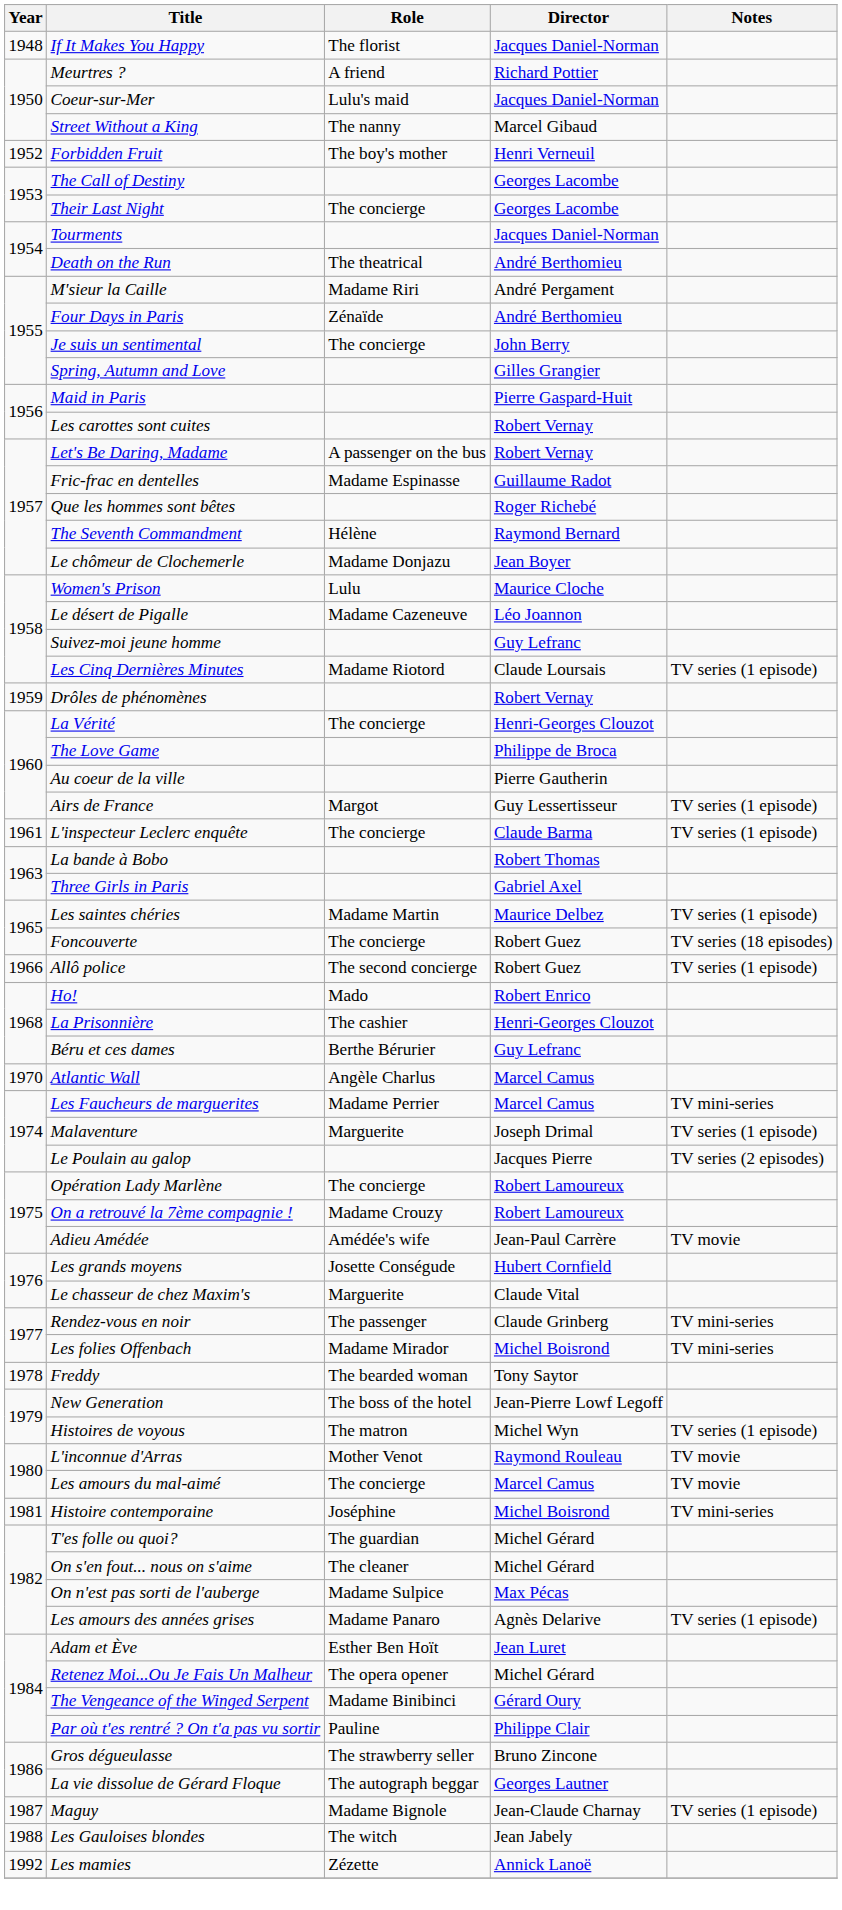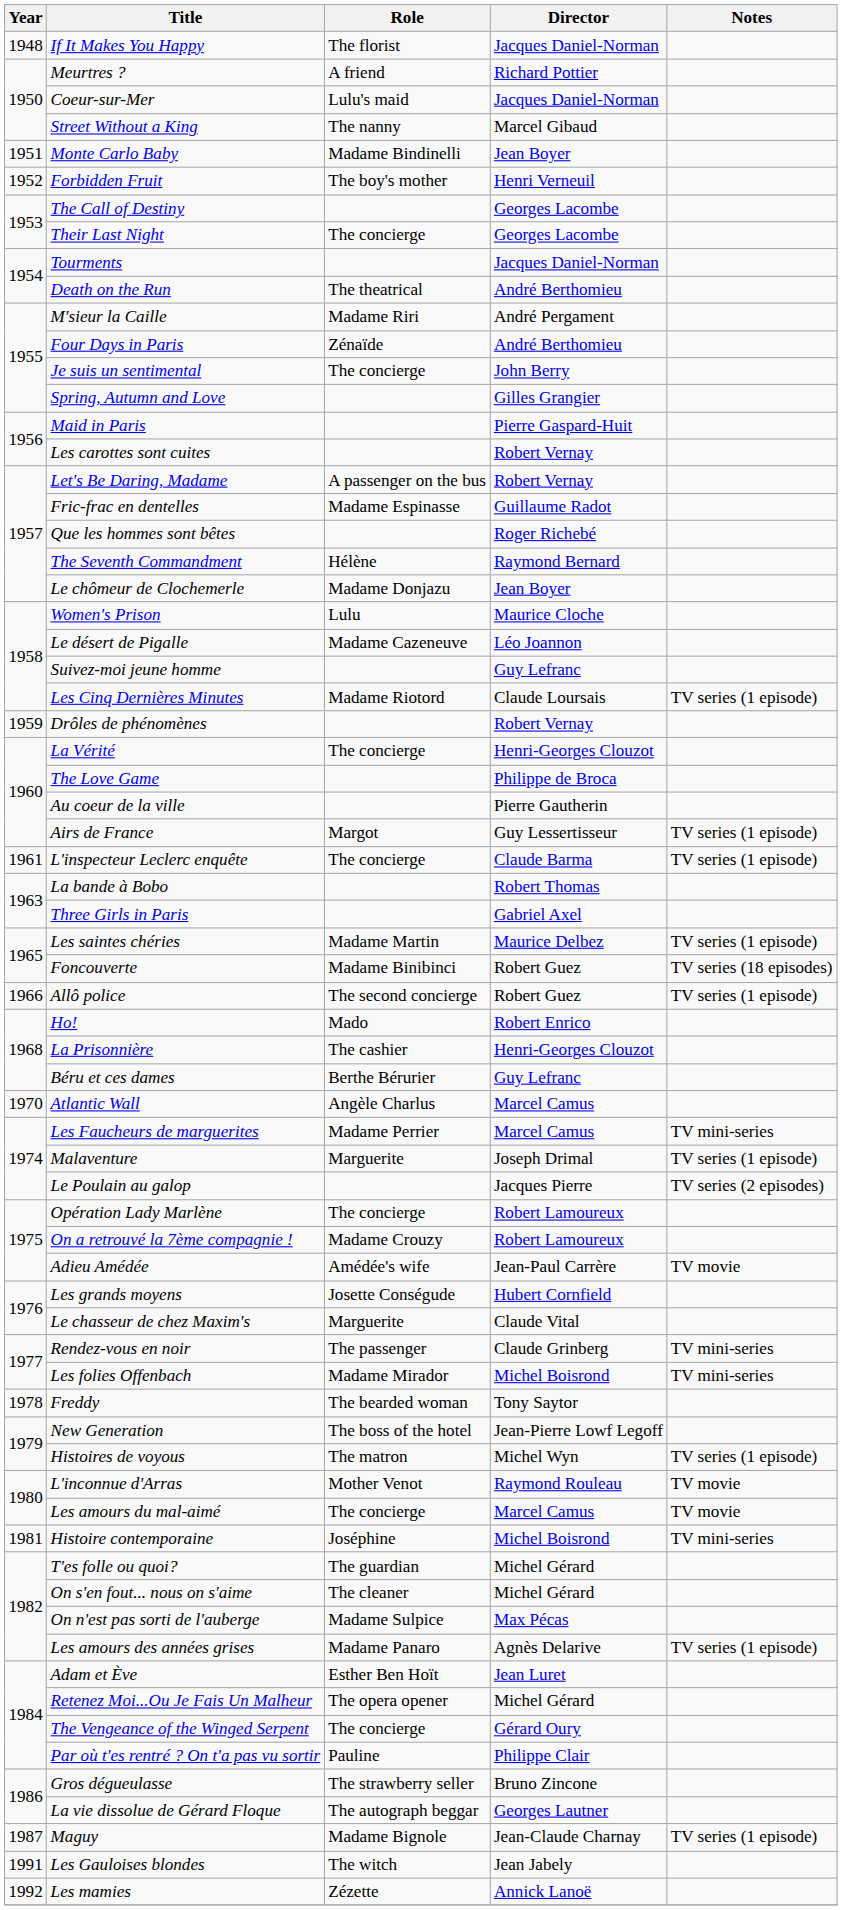+ row: (114, 153)
(377, 941) The concierge -> (392, 968) Madame Binibinci
(392, 1701) Madame Binibinci -> (377, 1728) The concierge
(26, 1837) 1988 -> (26, 1864) 1991
